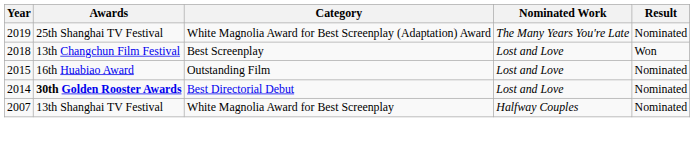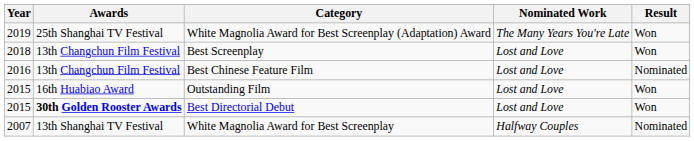(661, 32) Nominated -> (646, 32) Won
+ row: (250, 70)
(661, 70) Nominated -> (646, 88) Won
(19, 88) 2014 -> (19, 107) 2015
(661, 88) Nominated -> (646, 107) Won
